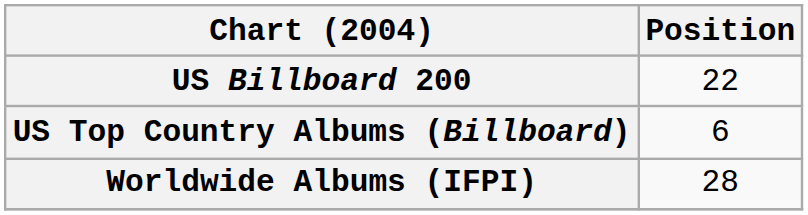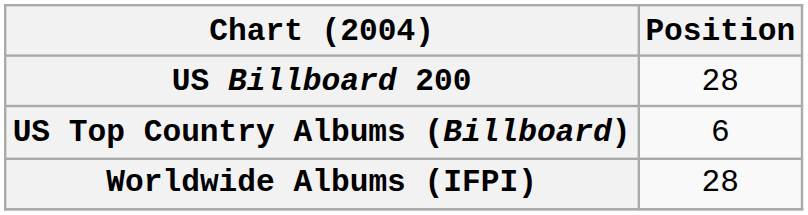(720, 81) 22 -> (720, 81) 28
